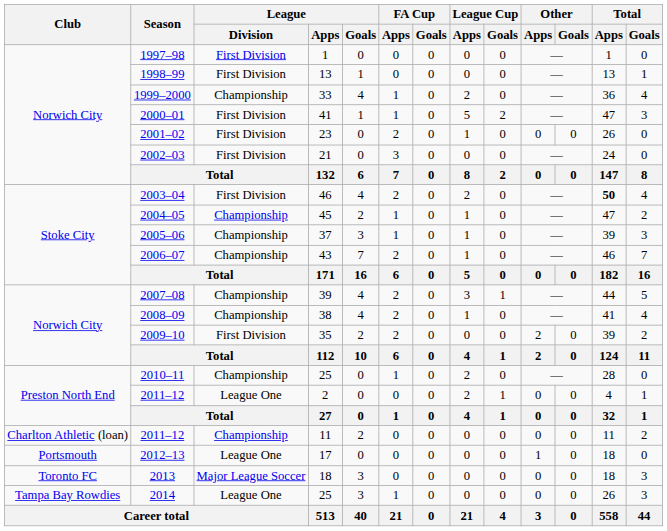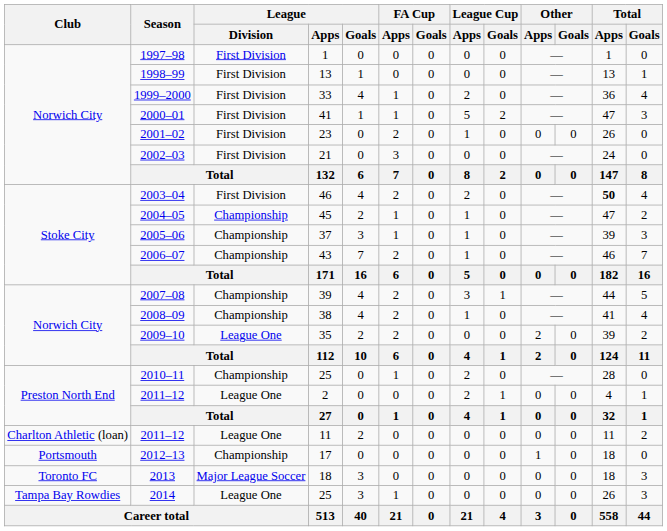(251, 94) Championship -> (251, 94) First Division
(251, 335) First Division -> (251, 335) League One
(251, 435) Championship -> (251, 435) League One
(251, 455) League One -> (251, 455) Championship
